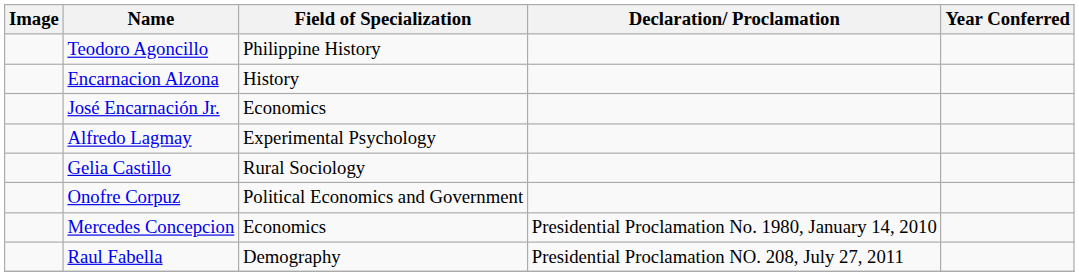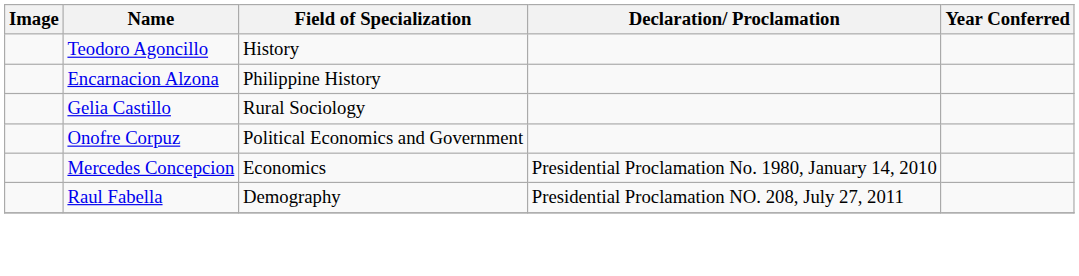(312, 49) Philippine History -> (271, 49) History
(271, 78) History -> (312, 78) Philippine History
- row: (144, 108)
- row: (130, 138)
